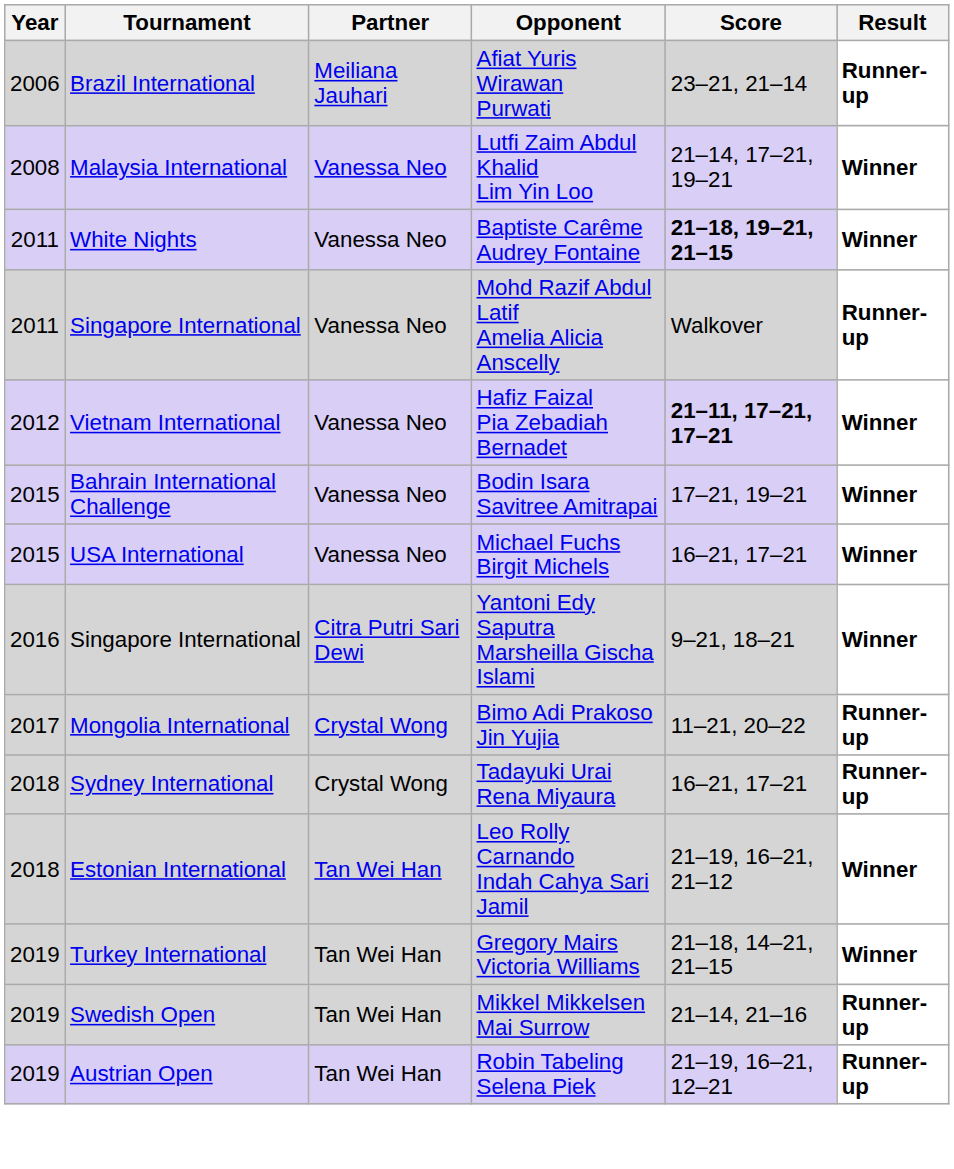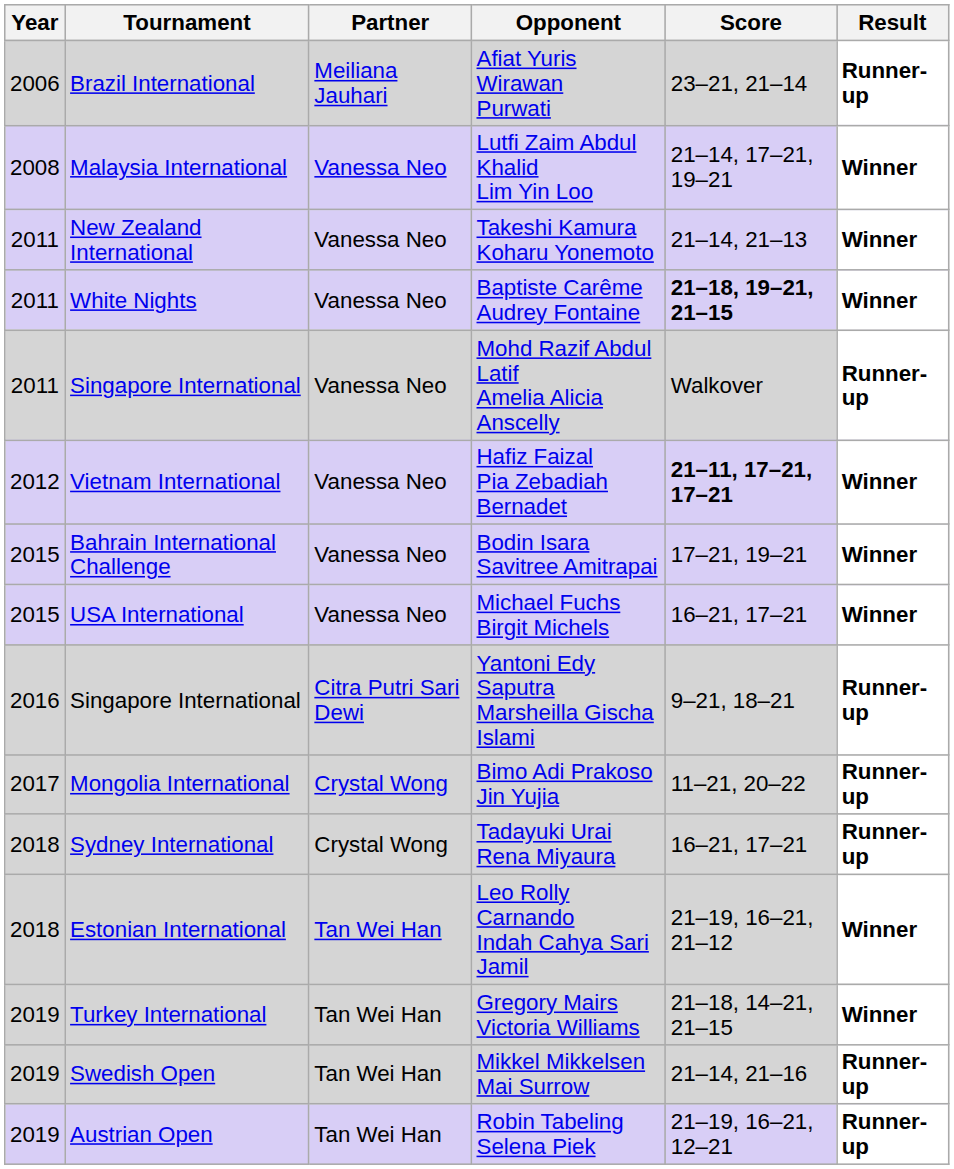+ row: (565, 240)
(879, 640) Winner -> (884, 700) Runner-up
